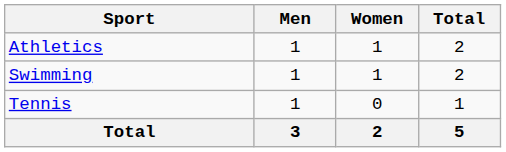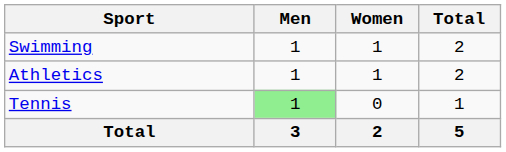rows swapped: (56, 47) <-> (51, 76)
(295, 104) no background -> (295, 104) lightgreen background
